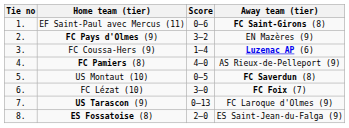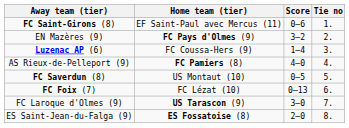columns swapped: (21, 11) <-> (280, 11)
(201, 90) 3–0 -> (298, 90) 0–13
(201, 103) 0–13 -> (298, 103) 3–0
